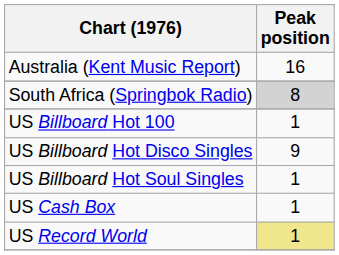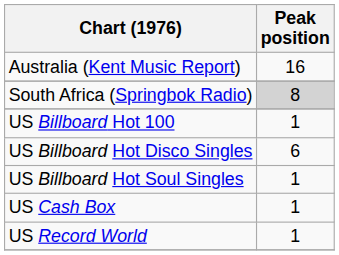(295, 151) 9 -> (295, 151) 6
(295, 235) khaki background -> (295, 235) no background
